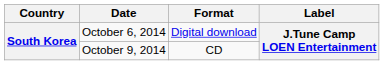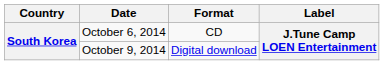(214, 32) Digital download -> (214, 32) CD
(214, 50) CD -> (214, 50) Digital download
